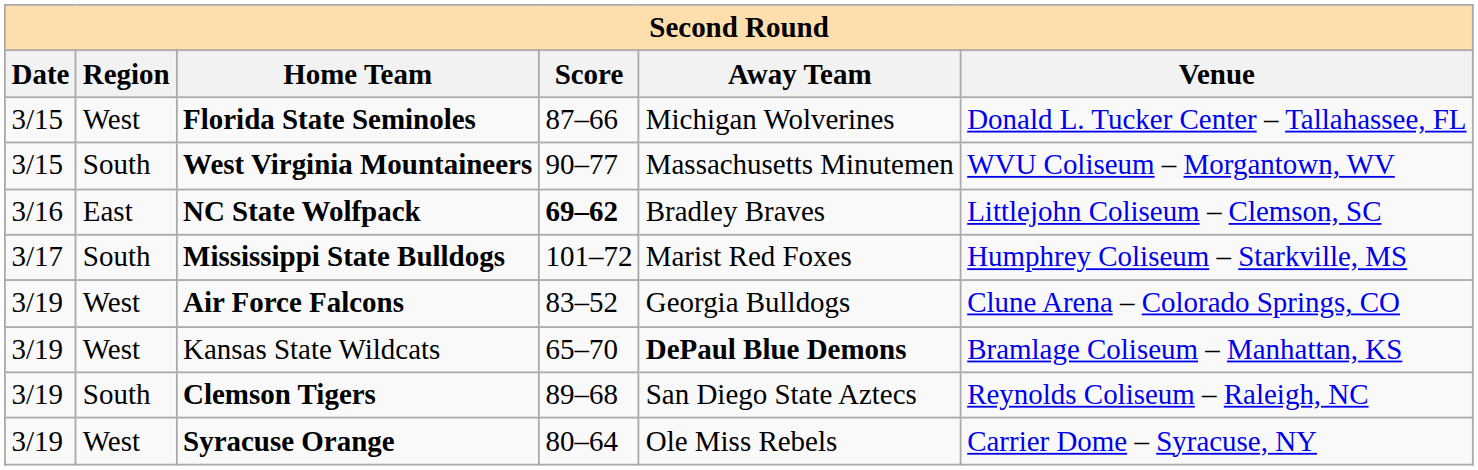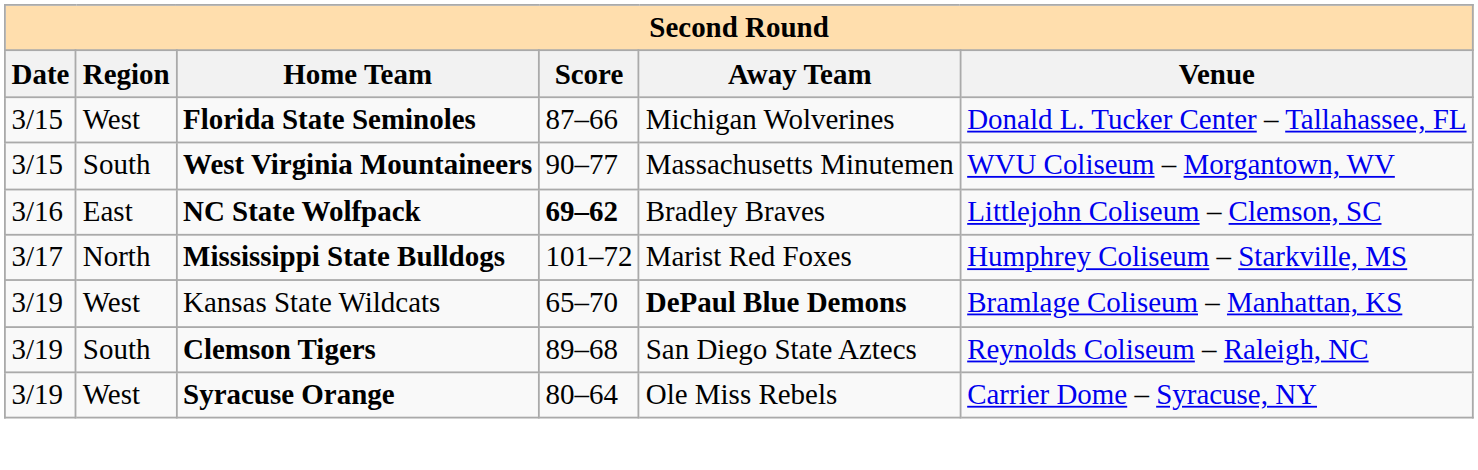(117, 257) South -> (117, 257) North
- row: (294, 303)
